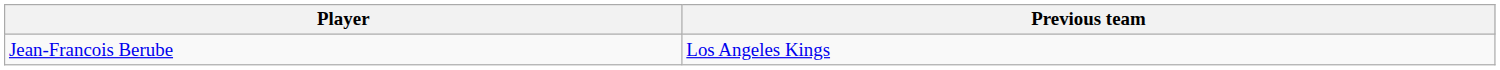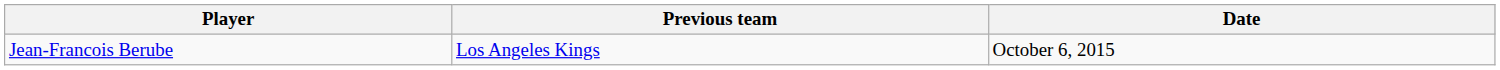+ column: (1242, 19)
